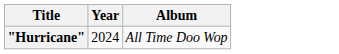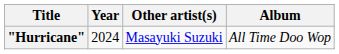+ column: (174, 15)
